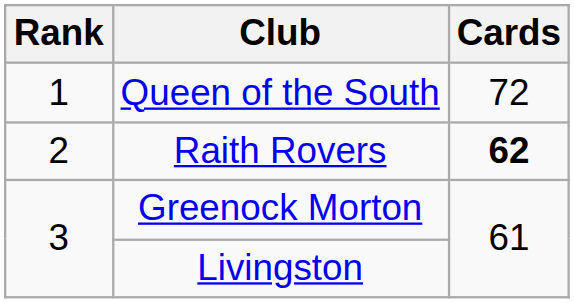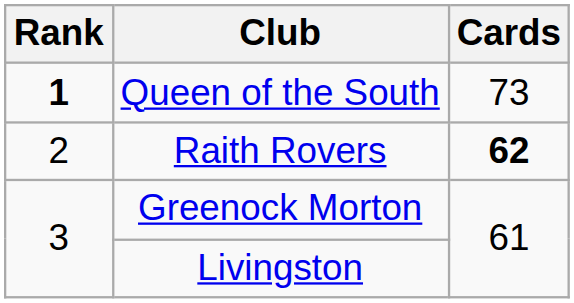(59, 92) normal -> (59, 92) bold
(509, 92) 72 -> (509, 92) 73
